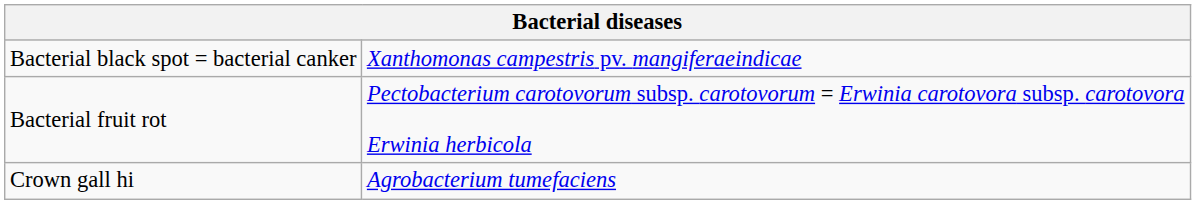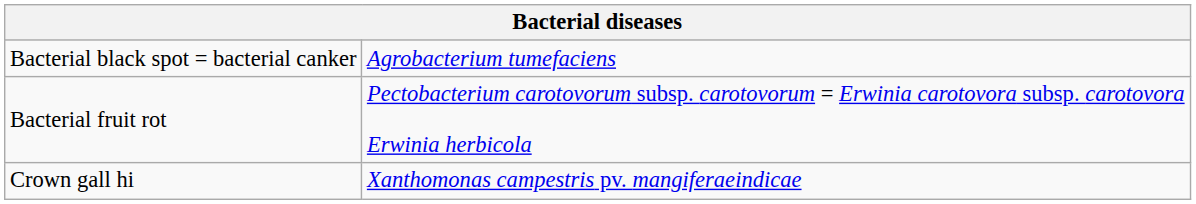(584, 58) Xanthomonas campestris pv. mangiferaeindicae -> (491, 58) Agrobacterium tumefaciens
(491, 180) Agrobacterium tumefaciens -> (584, 180) Xanthomonas campestris pv. mangiferaeindicae
